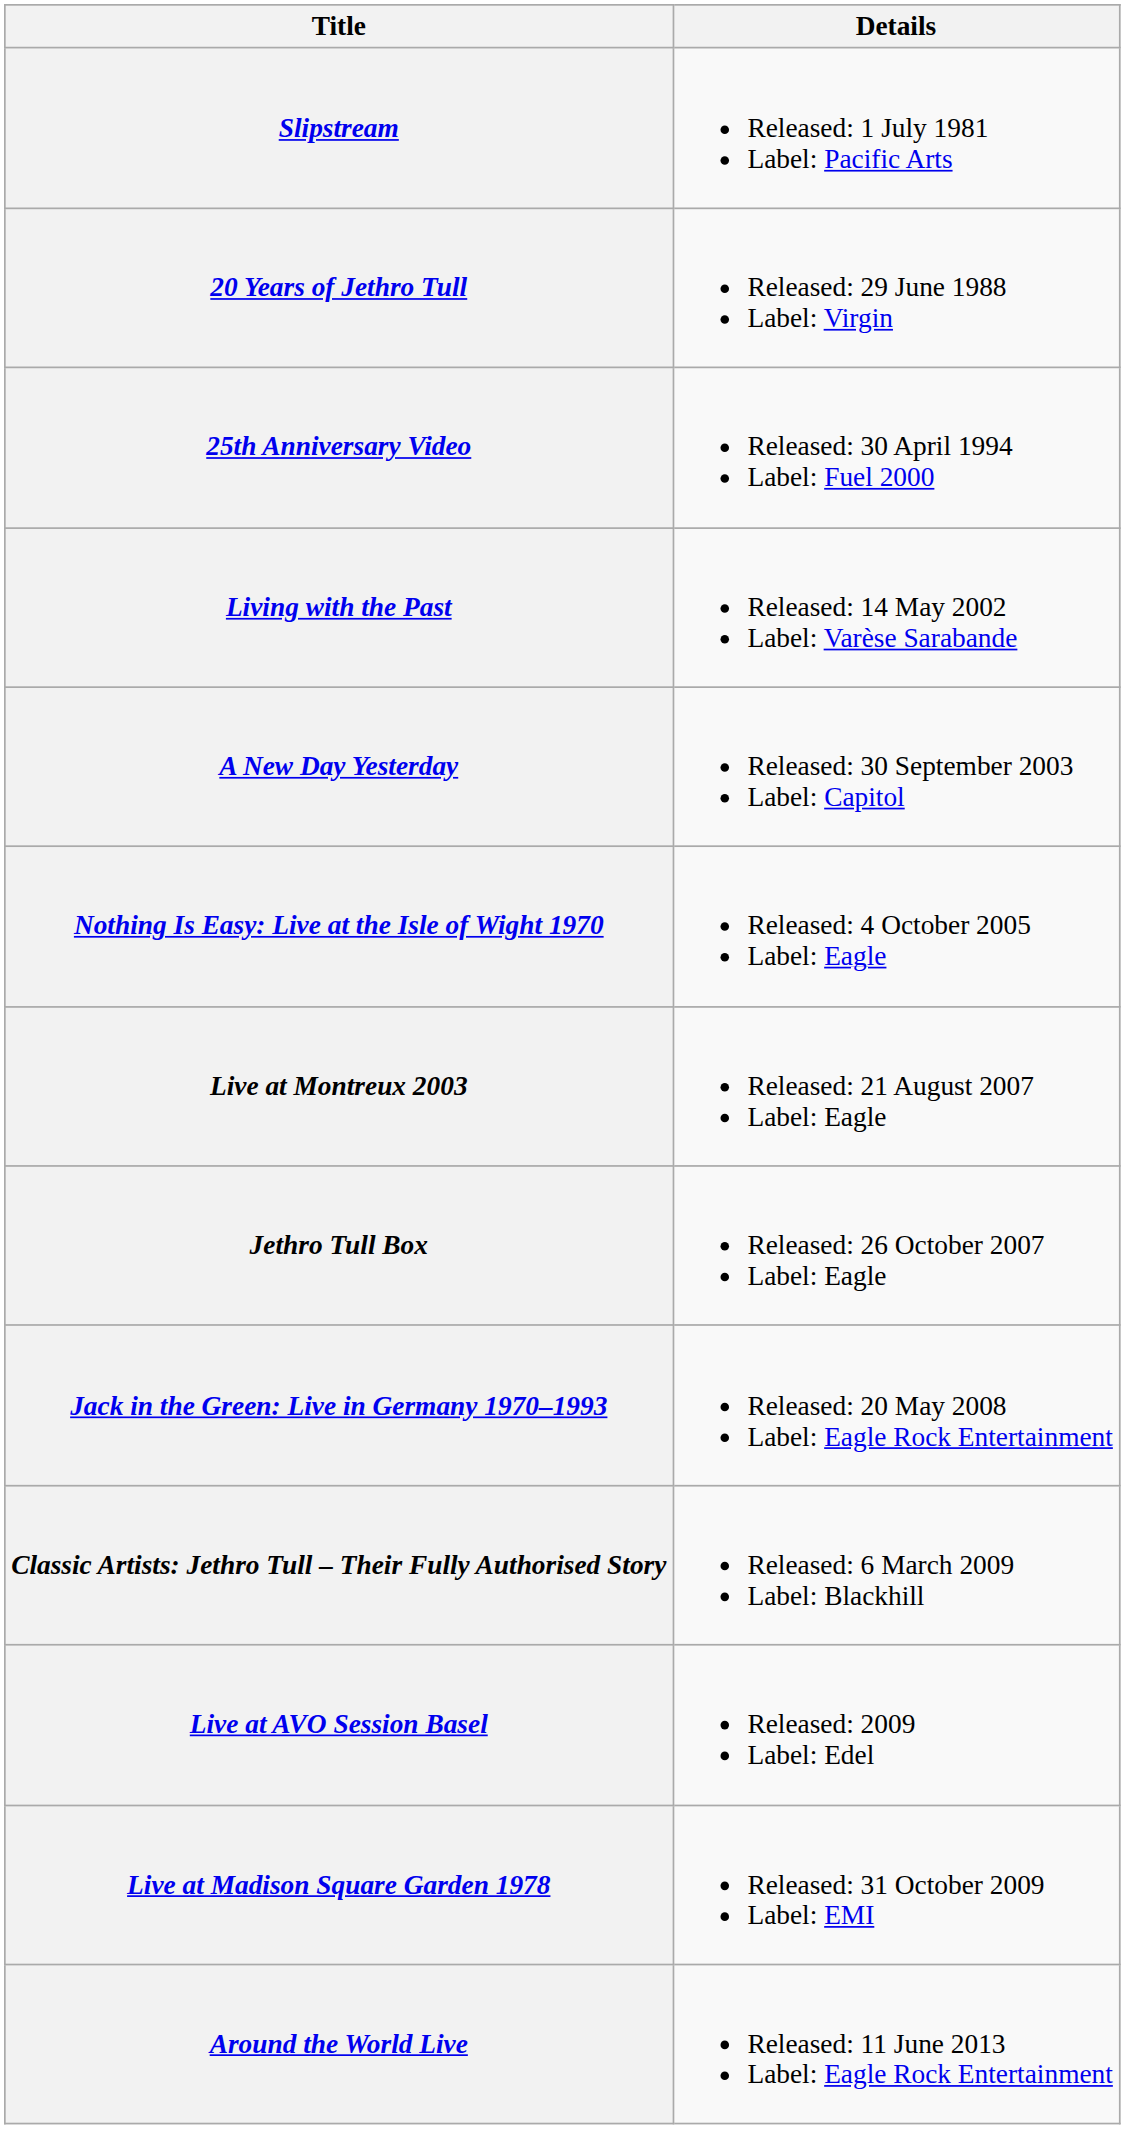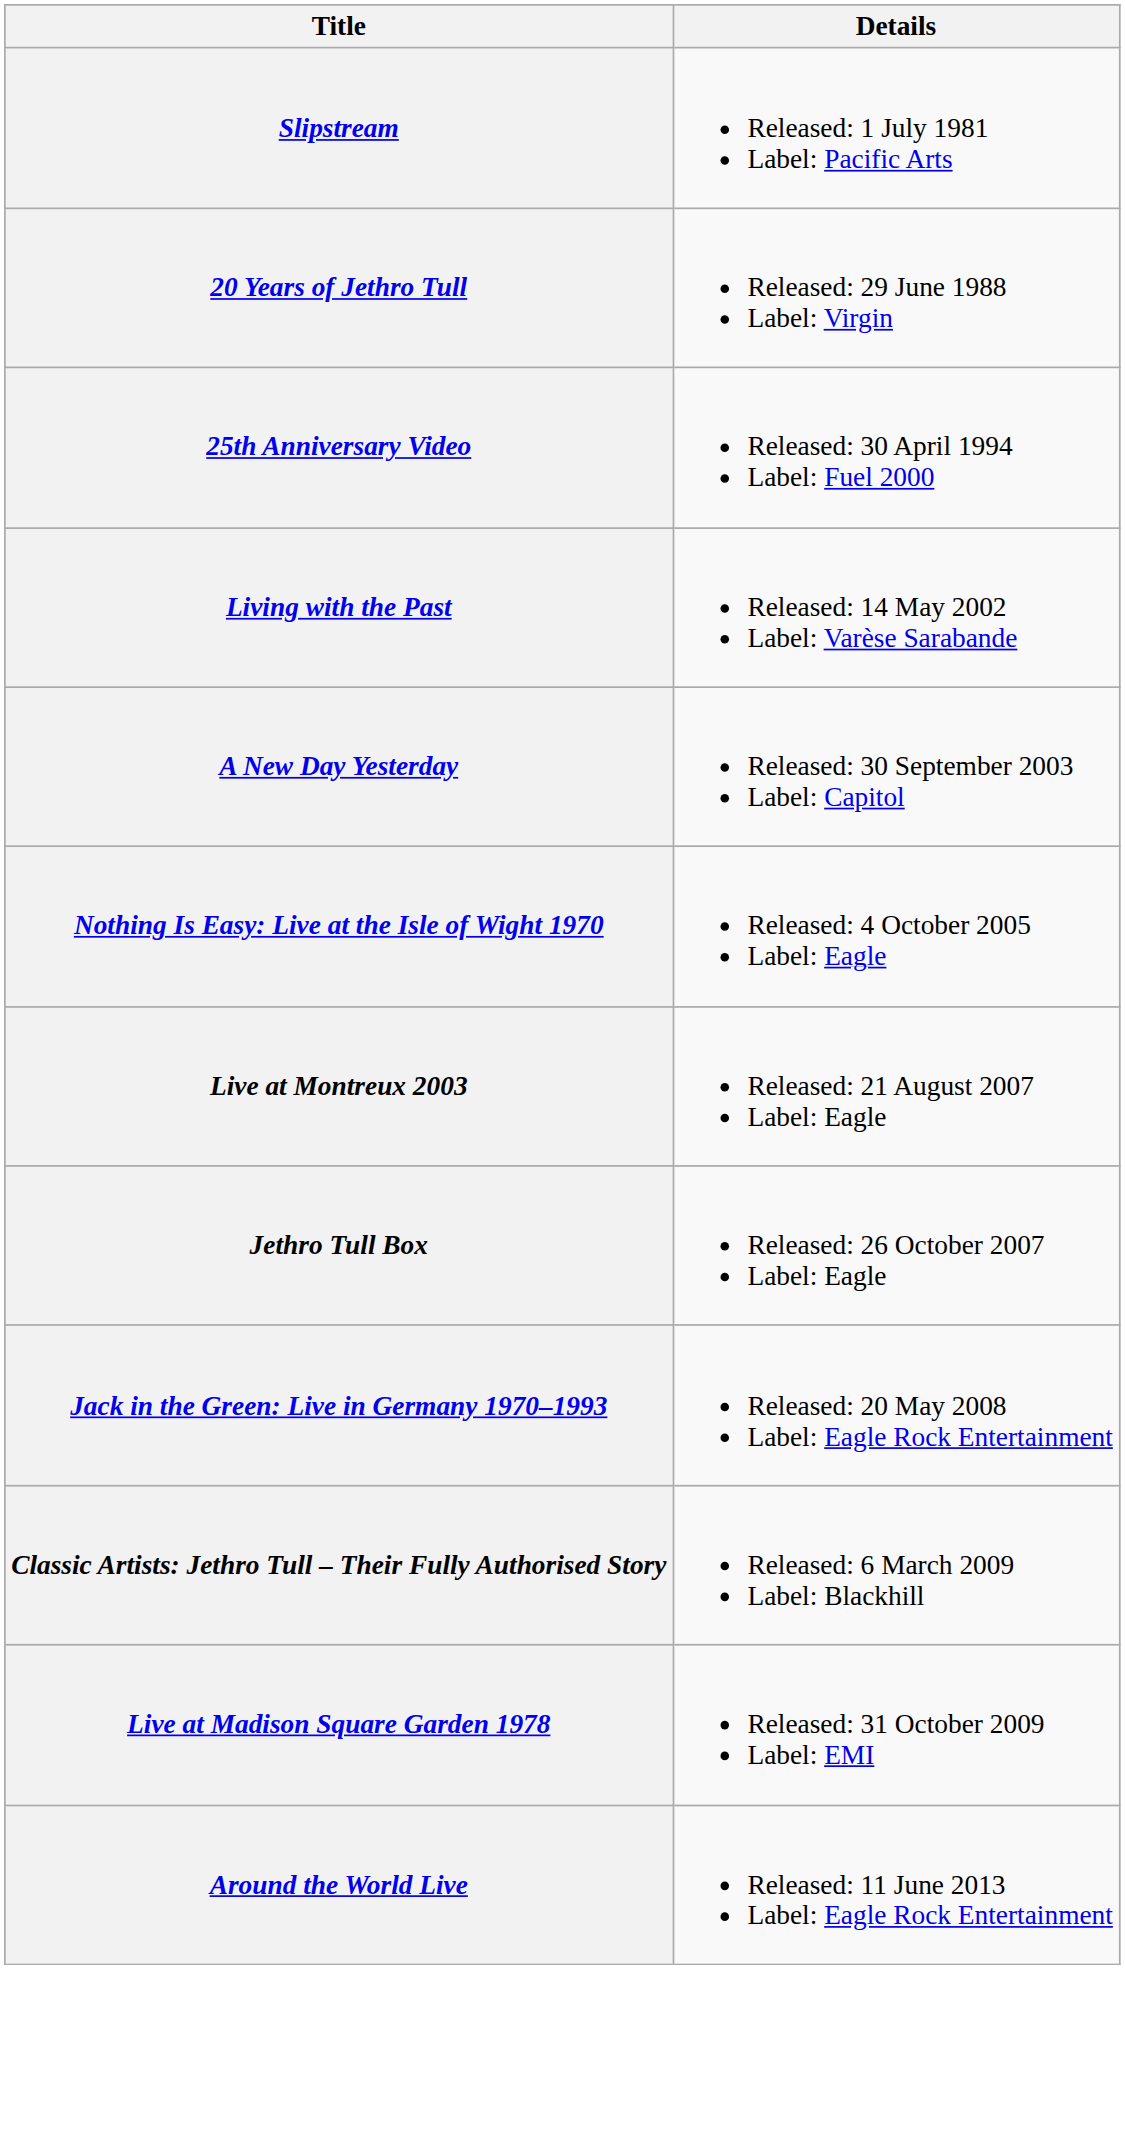- row: (339, 1724)
